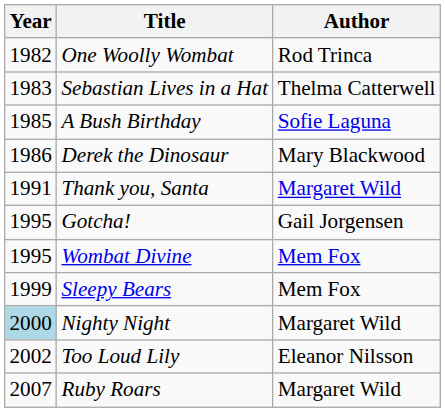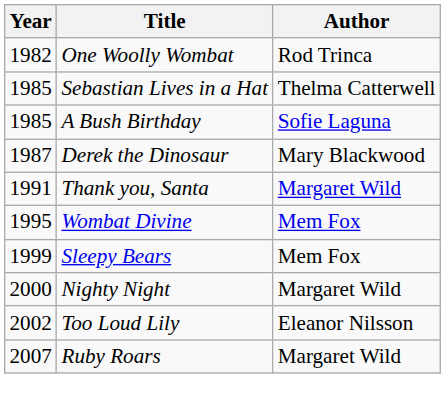(31, 88) 1983 -> (31, 88) 1985
(31, 155) 1986 -> (31, 155) 1987
- row: (96, 222)
(31, 322) lightblue background -> (31, 289) no background
